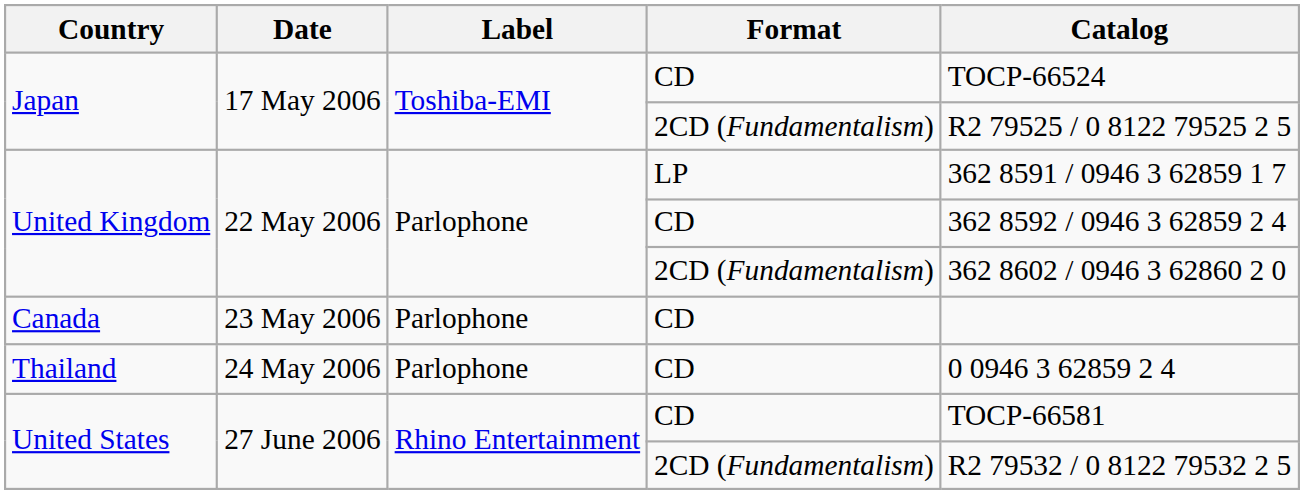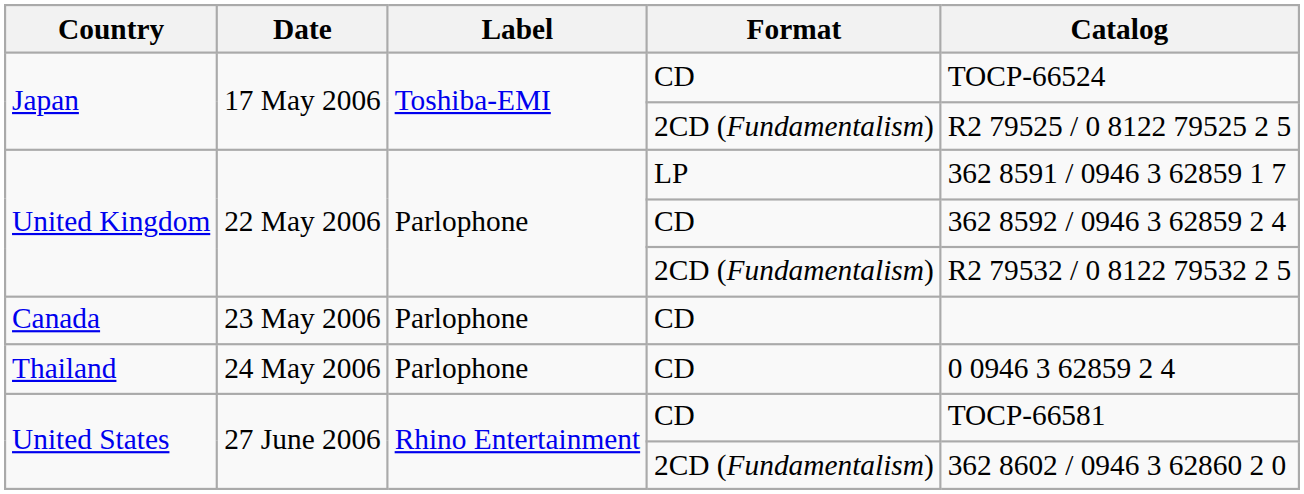(1117, 270) 362 8602 / 0946 3 62860 2 0 -> (1119, 270) R2 79532 / 0 8122 79532 2 5
(1119, 464) R2 79532 / 0 8122 79532 2 5 -> (1117, 464) 362 8602 / 0946 3 62860 2 0
